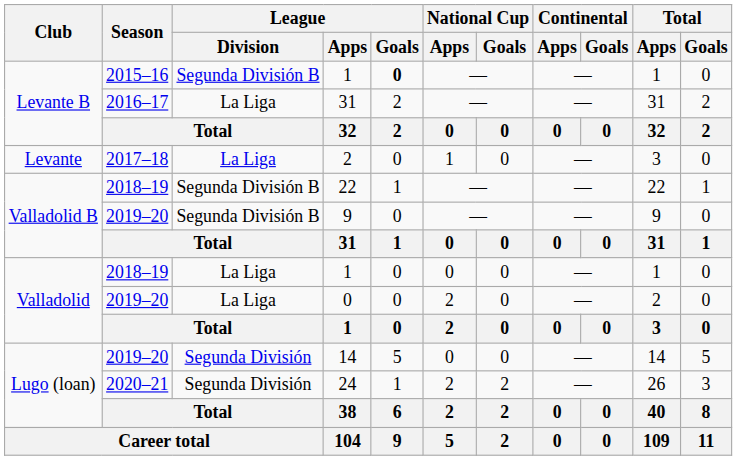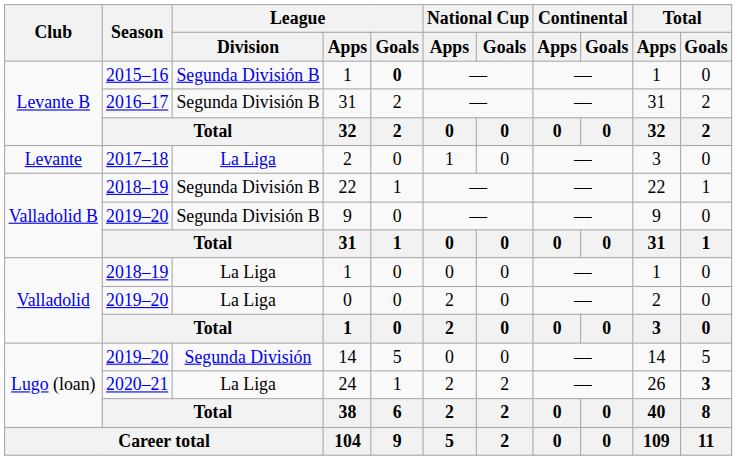(248, 103) La Liga -> (248, 103) Segunda División B
(248, 384) Segunda División -> (248, 384) La Liga
(706, 384) normal -> (706, 384) bold
